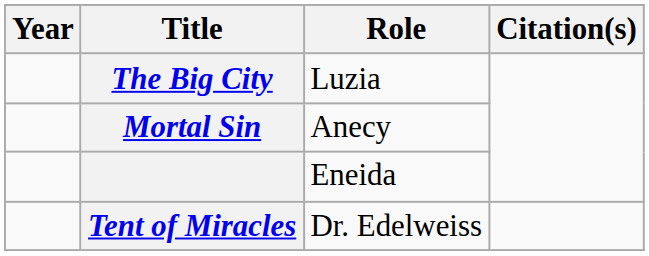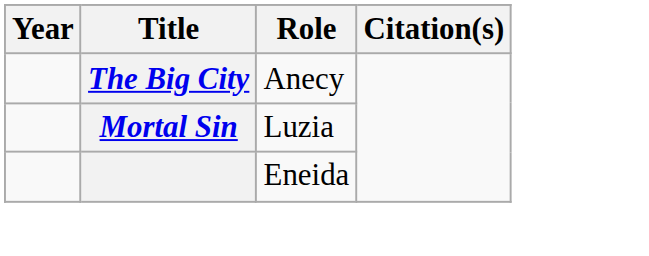(346, 77) Luzia -> (304, 77) Anecy
(351, 126) Anecy -> (299, 126) Luzia
- row: (192, 224)
